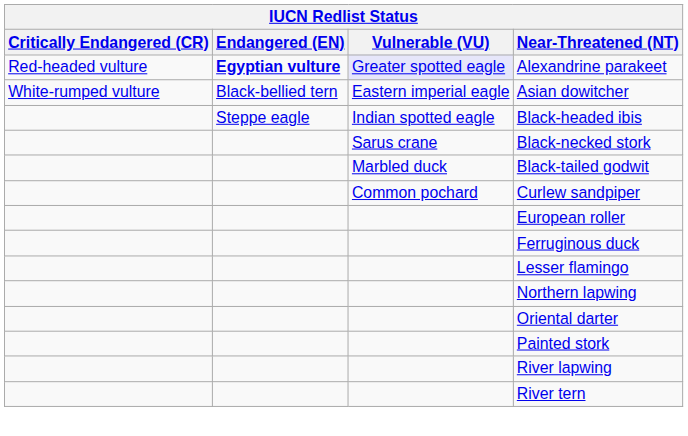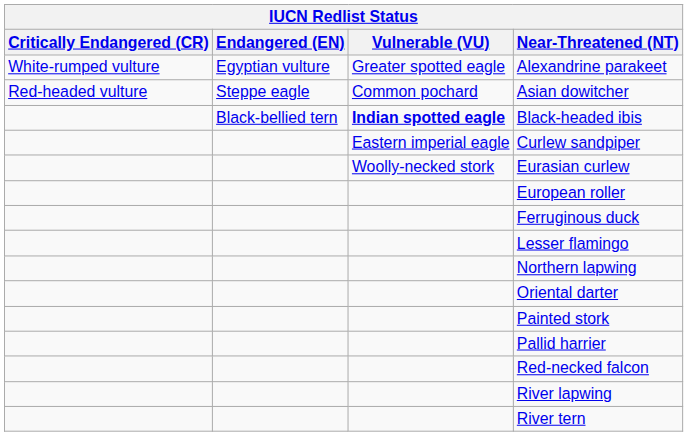(78, 67) Red-headed vulture -> (84, 67) White-rumped vulture
(278, 67) bold -> (273, 67) normal
(429, 67) lavender background -> (429, 67) no background
(84, 92) White-rumped vulture -> (78, 92) Red-headed vulture
(277, 92) Black-bellied tern -> (263, 92) Steppe eagle
(431, 92) Eastern imperial eagle -> (415, 92) Common pochard
(263, 117) Steppe eagle -> (277, 117) Black-bellied tern
(423, 117) normal -> (428, 117) bold
- row: (584, 142)
- row: (583, 167)
(415, 192) Common pochard -> (431, 142) Eastern imperial eagle
+ row: (573, 167)
+ row: (561, 343)
+ row: (583, 368)
